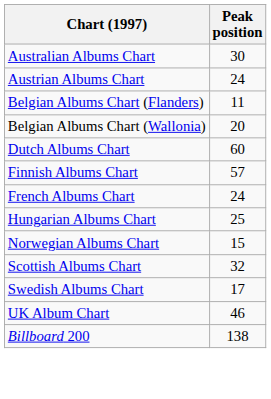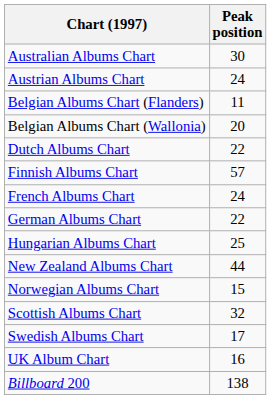(238, 149) 60 -> (238, 149) 22
+ row: (74, 219)
+ row: (90, 266)
(238, 312) 46 -> (238, 359) 16
